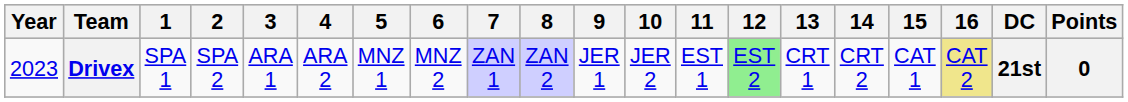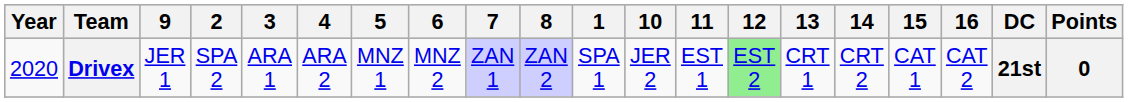columns swapped: (165, 21) <-> (599, 21)
(34, 67) 2023 -> (34, 67) 2020
(967, 67) khaki background -> (967, 67) no background
